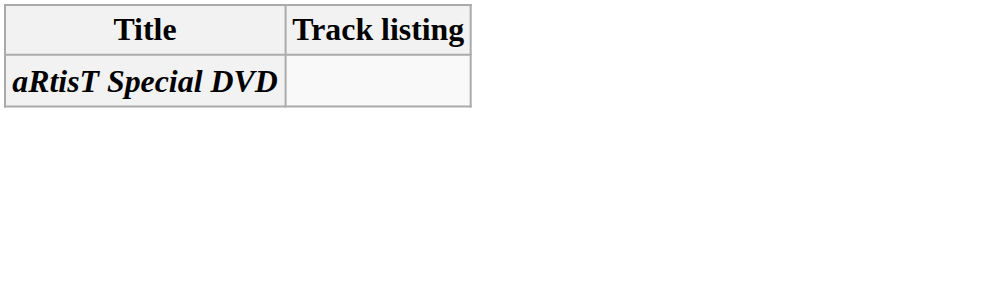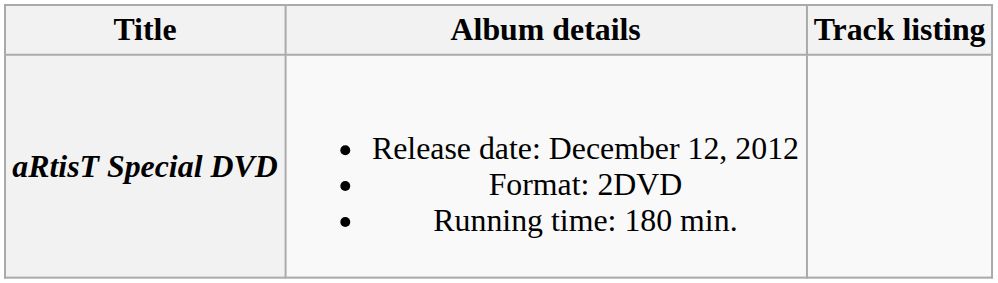+ column: (546, 29)
